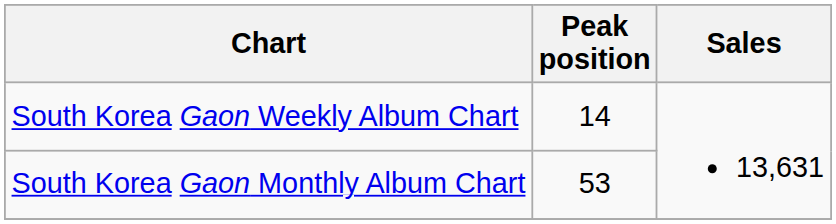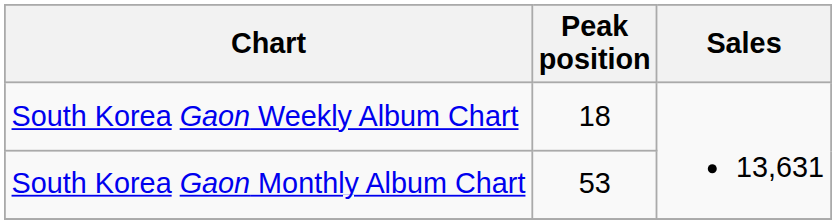(595, 116) 14 -> (595, 116) 18
